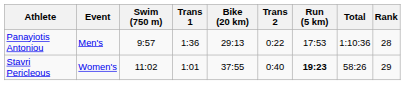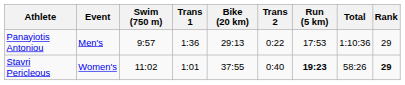(386, 42) 28 -> (386, 42) 29
(386, 68) normal -> (386, 68) bold
